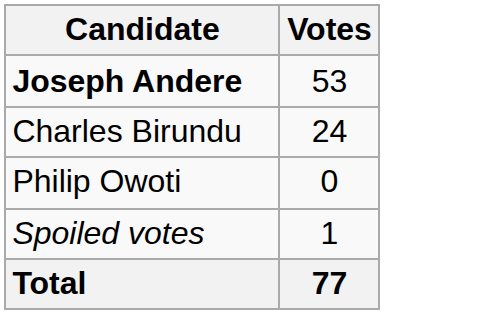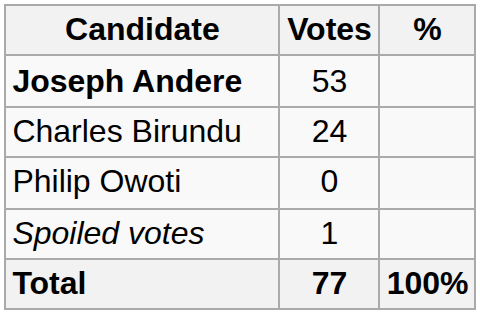+ column: (428, 29)
